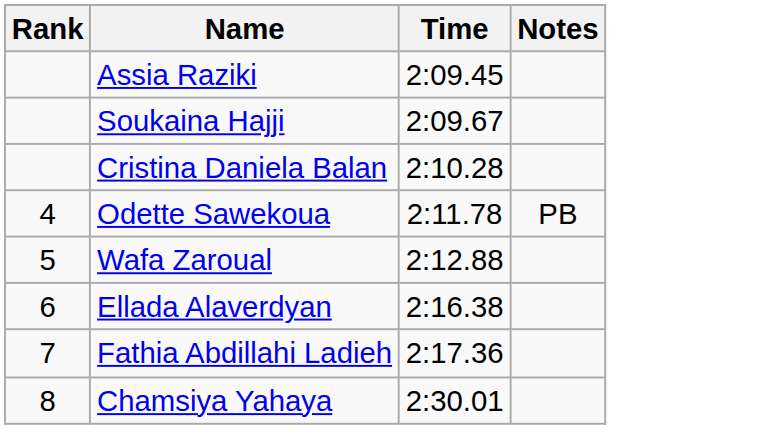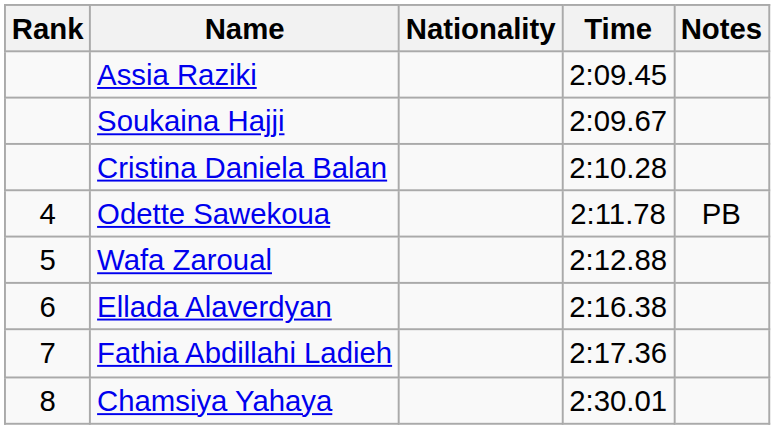+ column: (481, 28)
